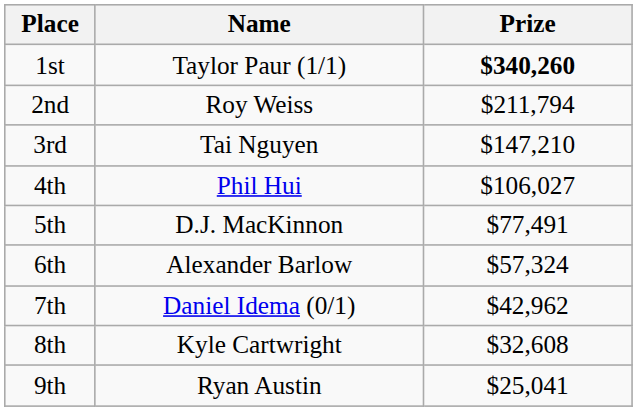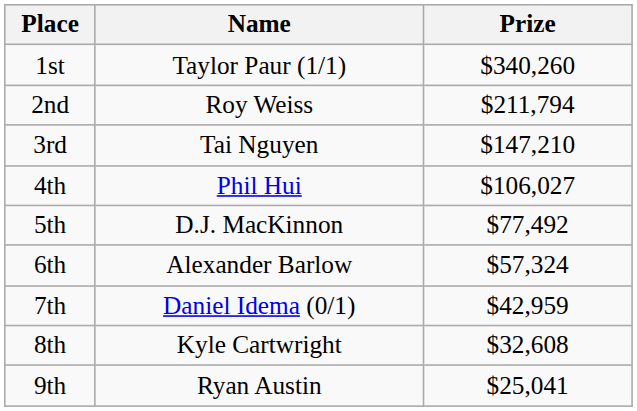(528, 64) bold -> (528, 64) normal
(528, 225) $77,491 -> (528, 225) $77,492
(528, 305) $42,962 -> (528, 305) $42,959
